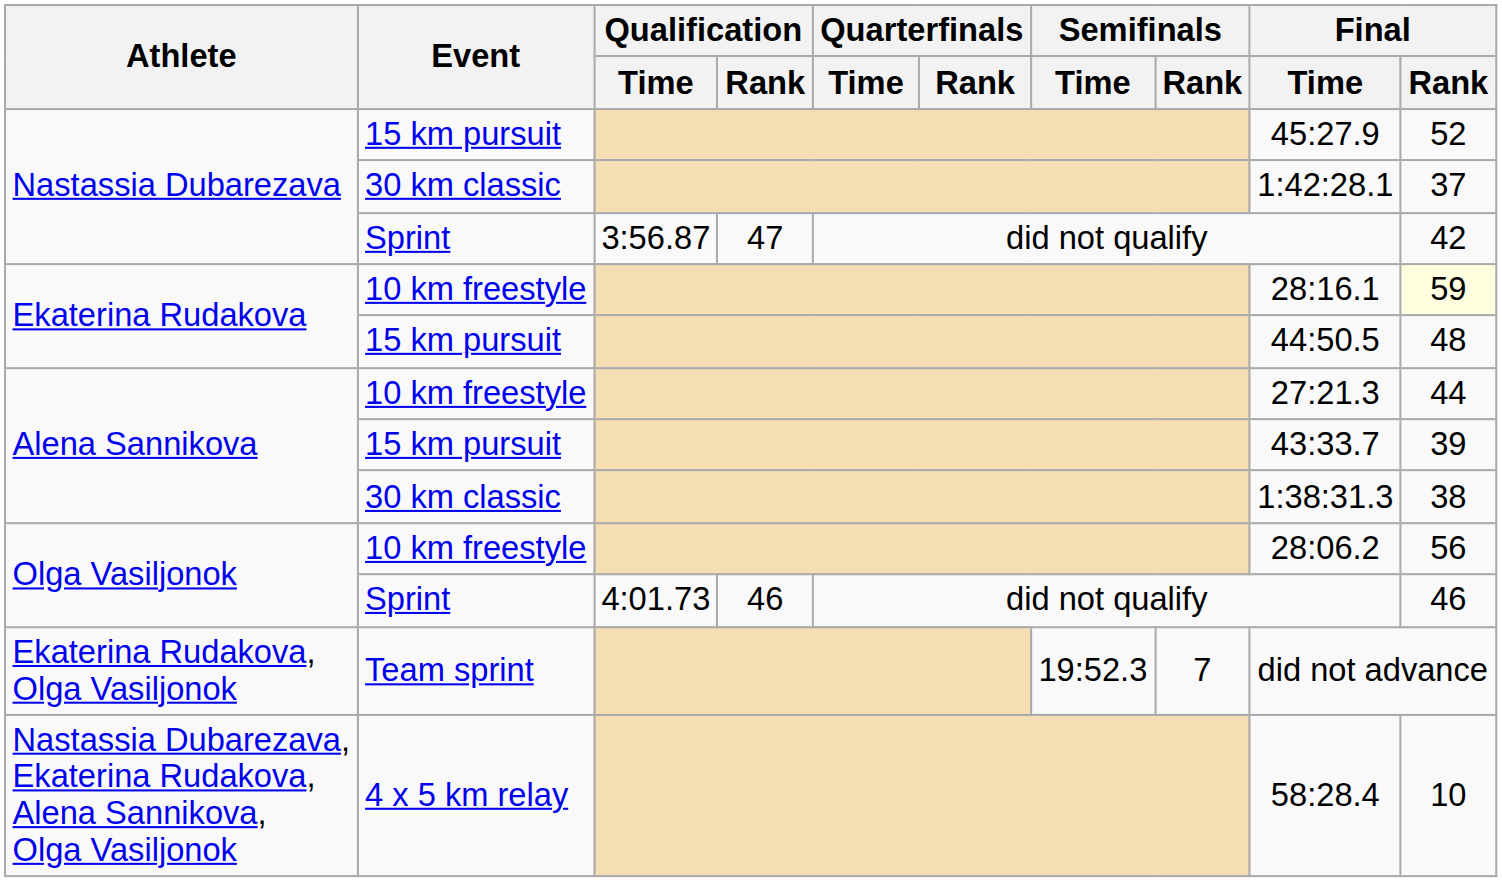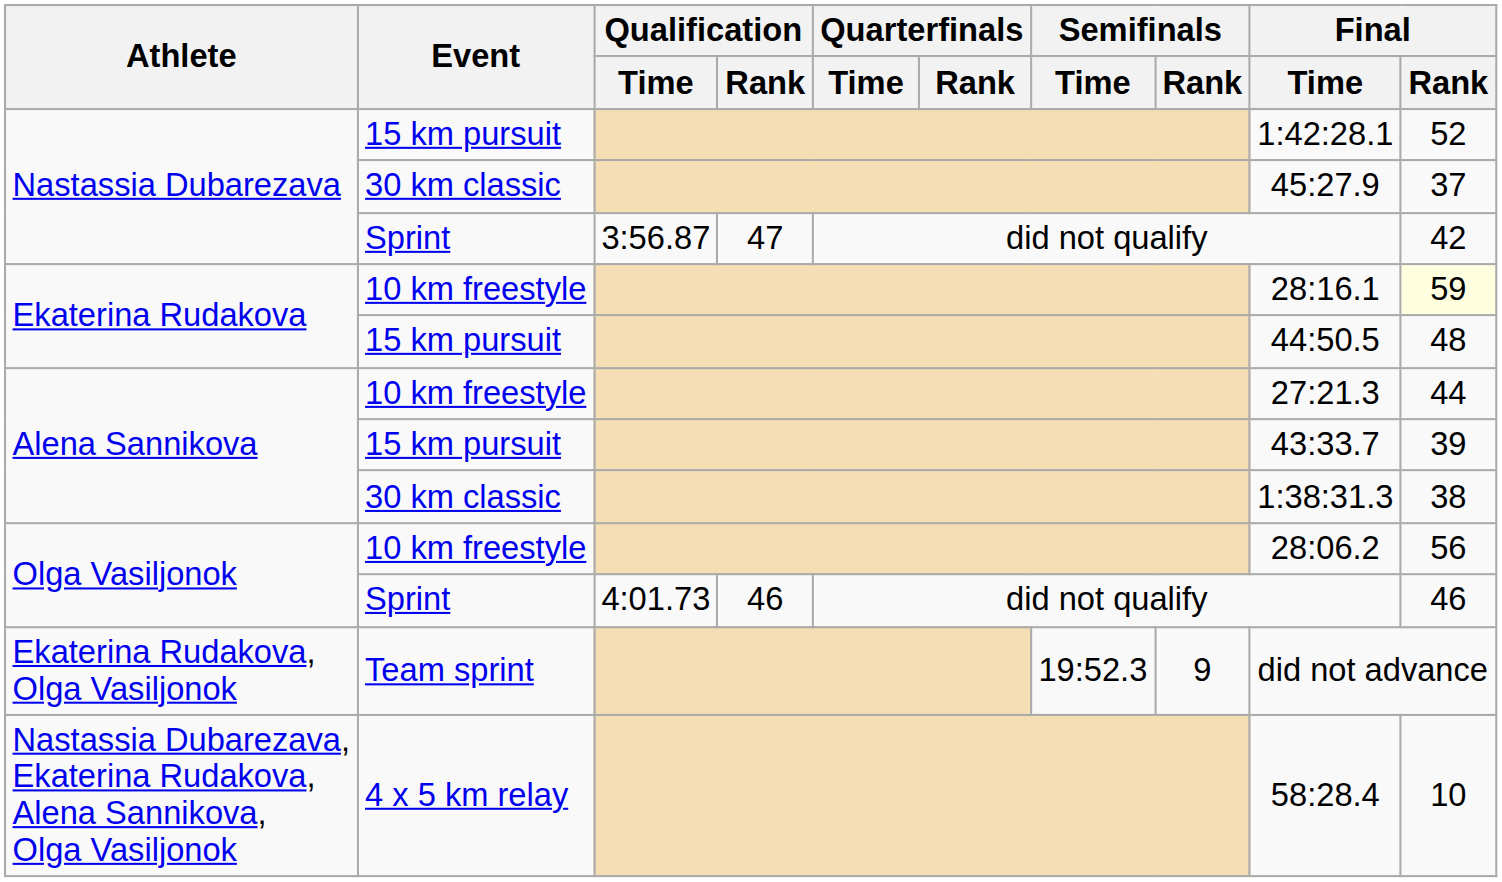(1325, 133) 45:27.9 -> (1325, 133) 1:42:28.1
(1325, 185) 1:42:28.1 -> (1325, 185) 45:27.9
(1202, 669) 7 -> (1202, 669) 9
